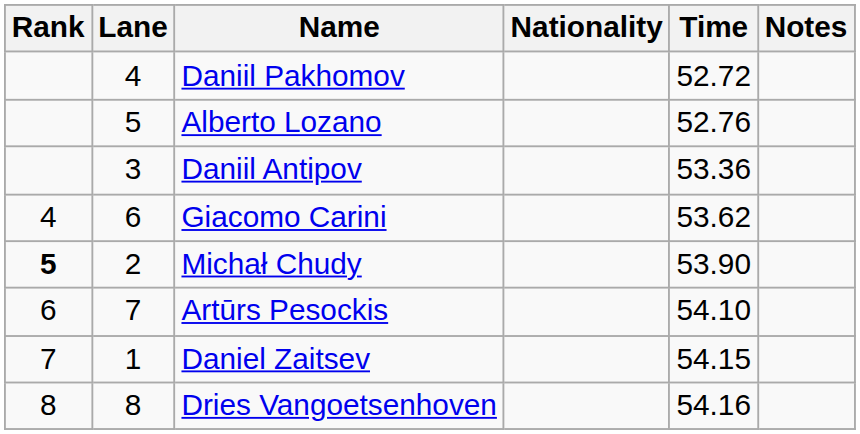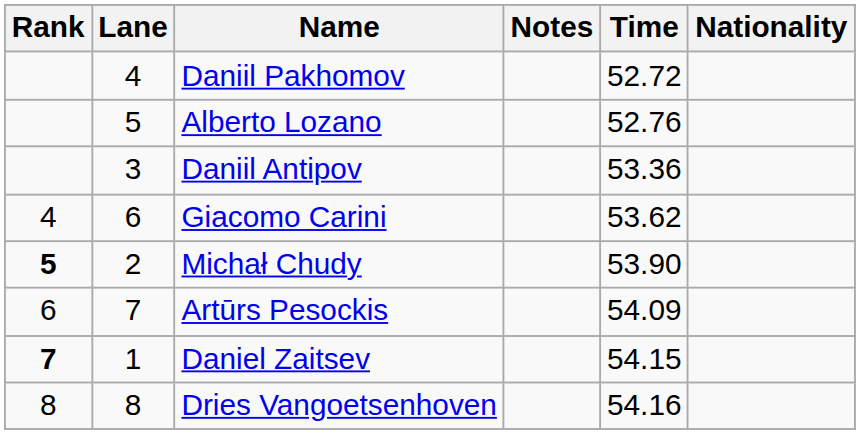columns swapped: (587, 28) <-> (806, 28)
(714, 311) 54.10 -> (644, 311) 54.09
(48, 358) normal -> (48, 358) bold
